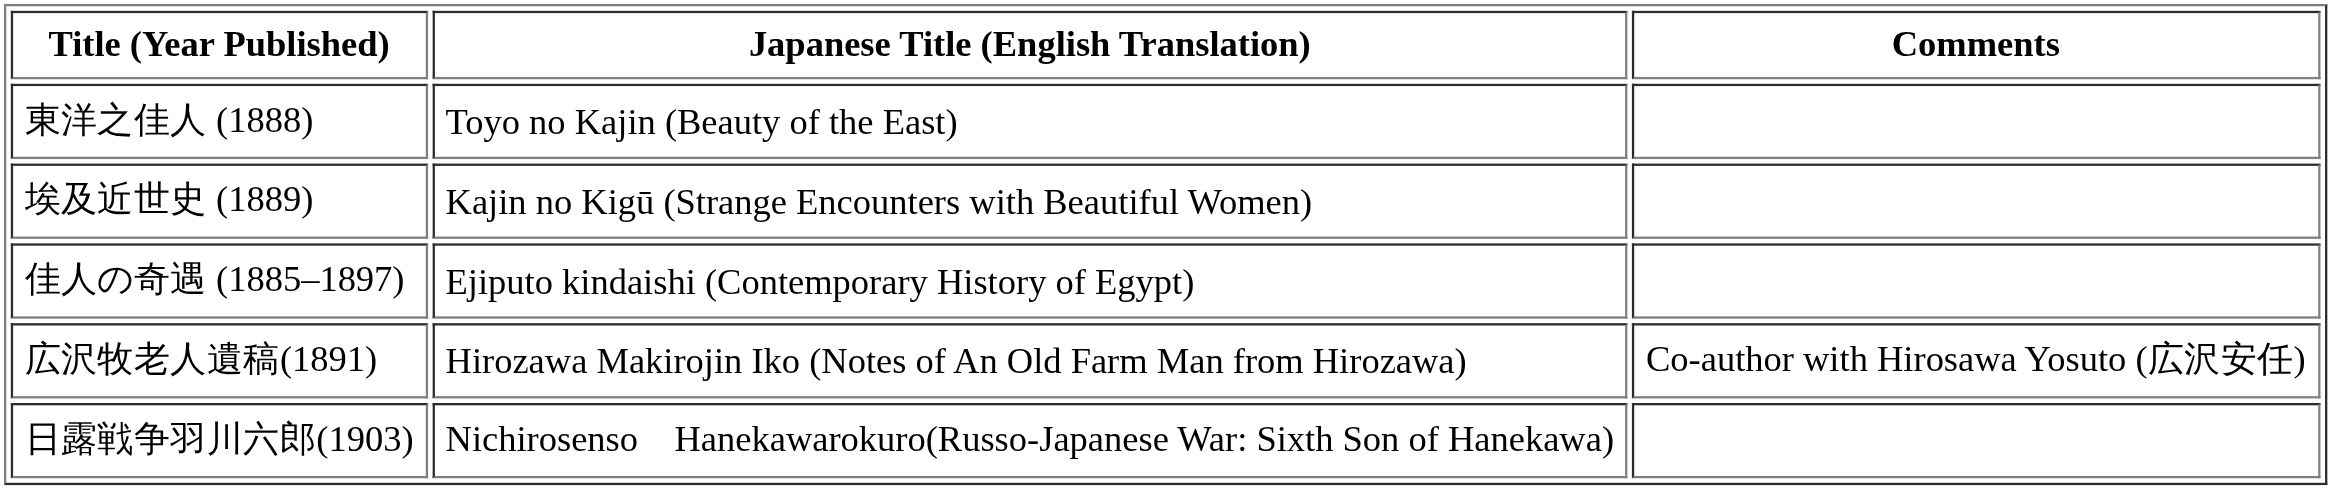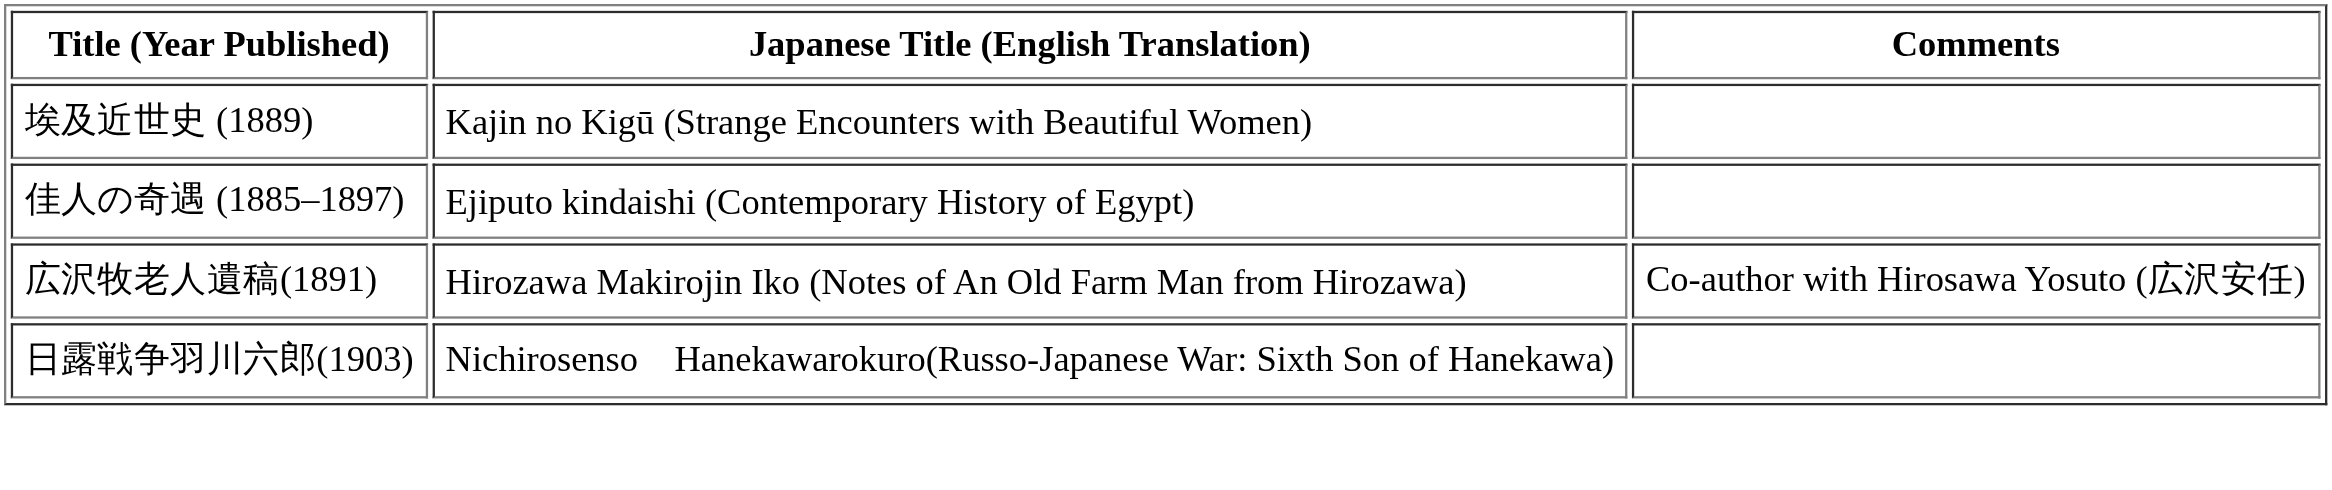- row: (169, 119)
